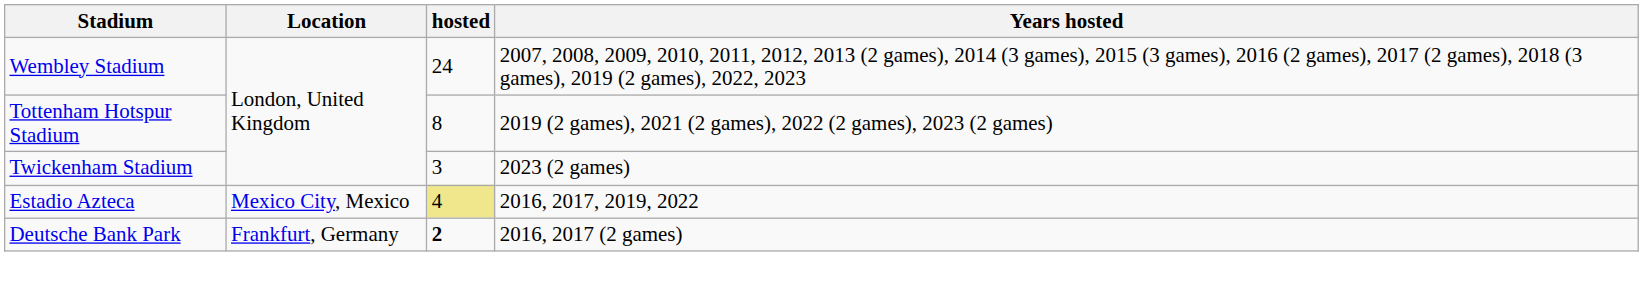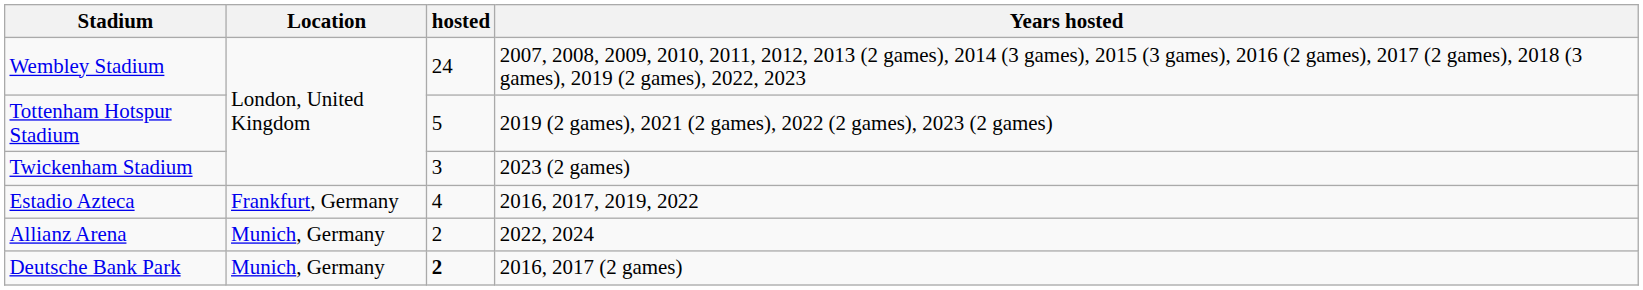(437, 122) 8 -> (437, 122) 5
(320, 201) Mexico City, Mexico -> (315, 201) Frankfurt, Germany
(437, 201) khaki background -> (437, 201) no background
+ row: (68, 234)
(315, 234) Frankfurt, Germany -> (308, 267) Munich, Germany
